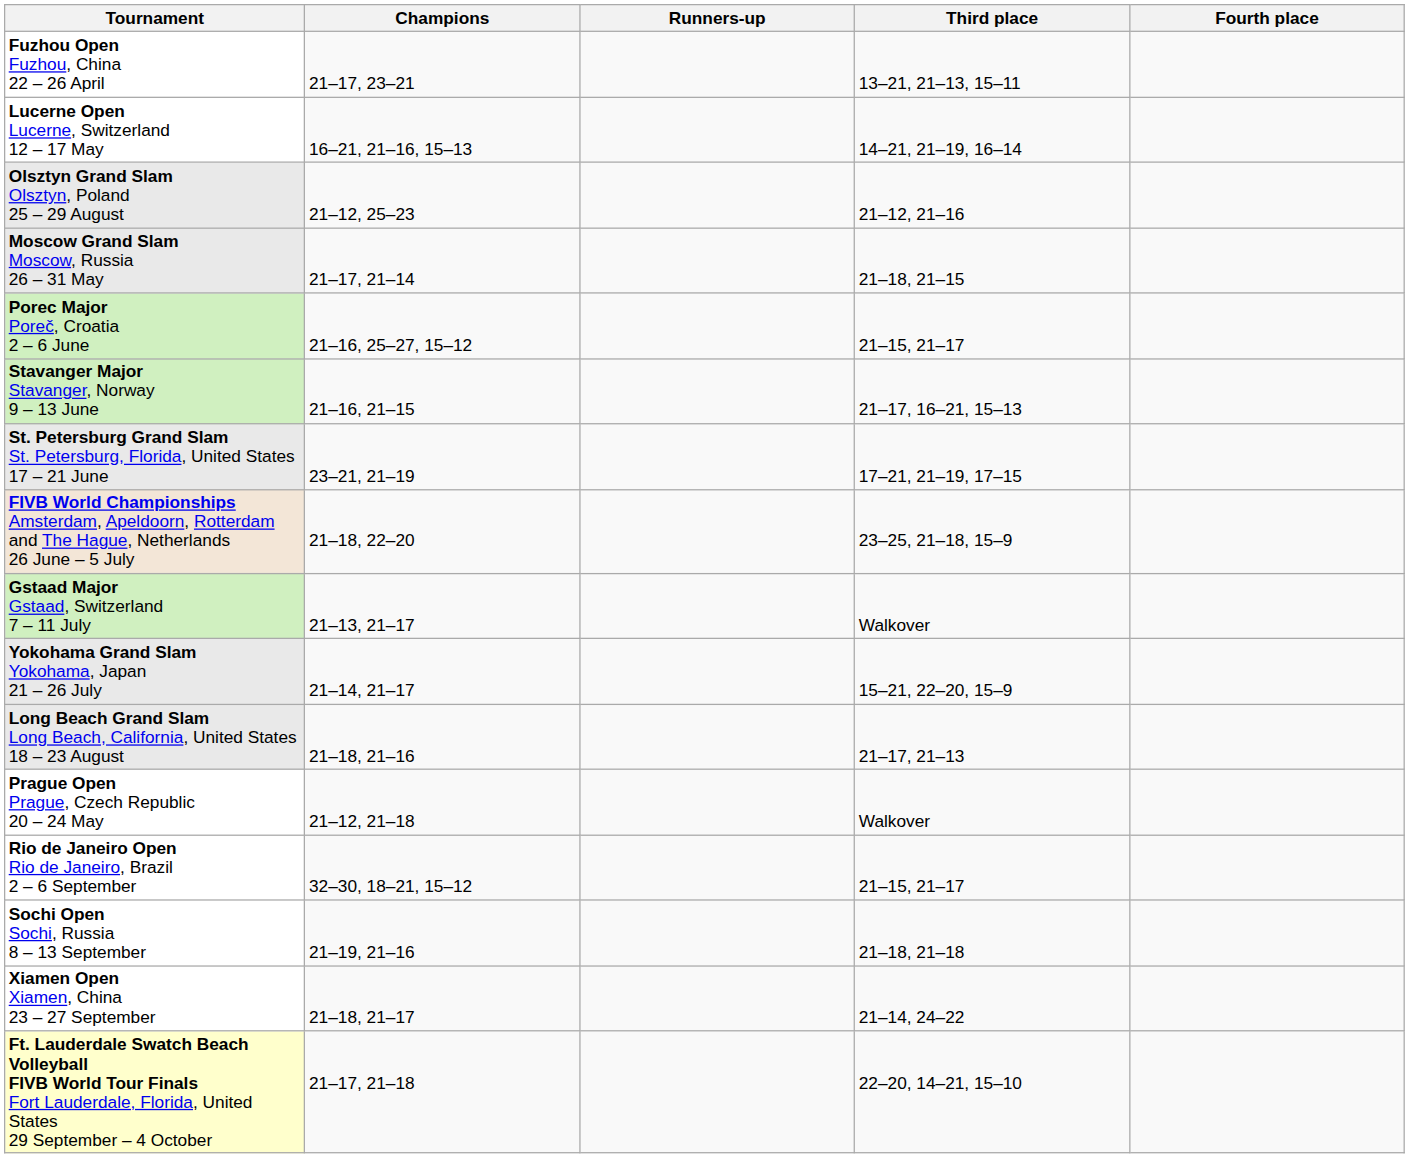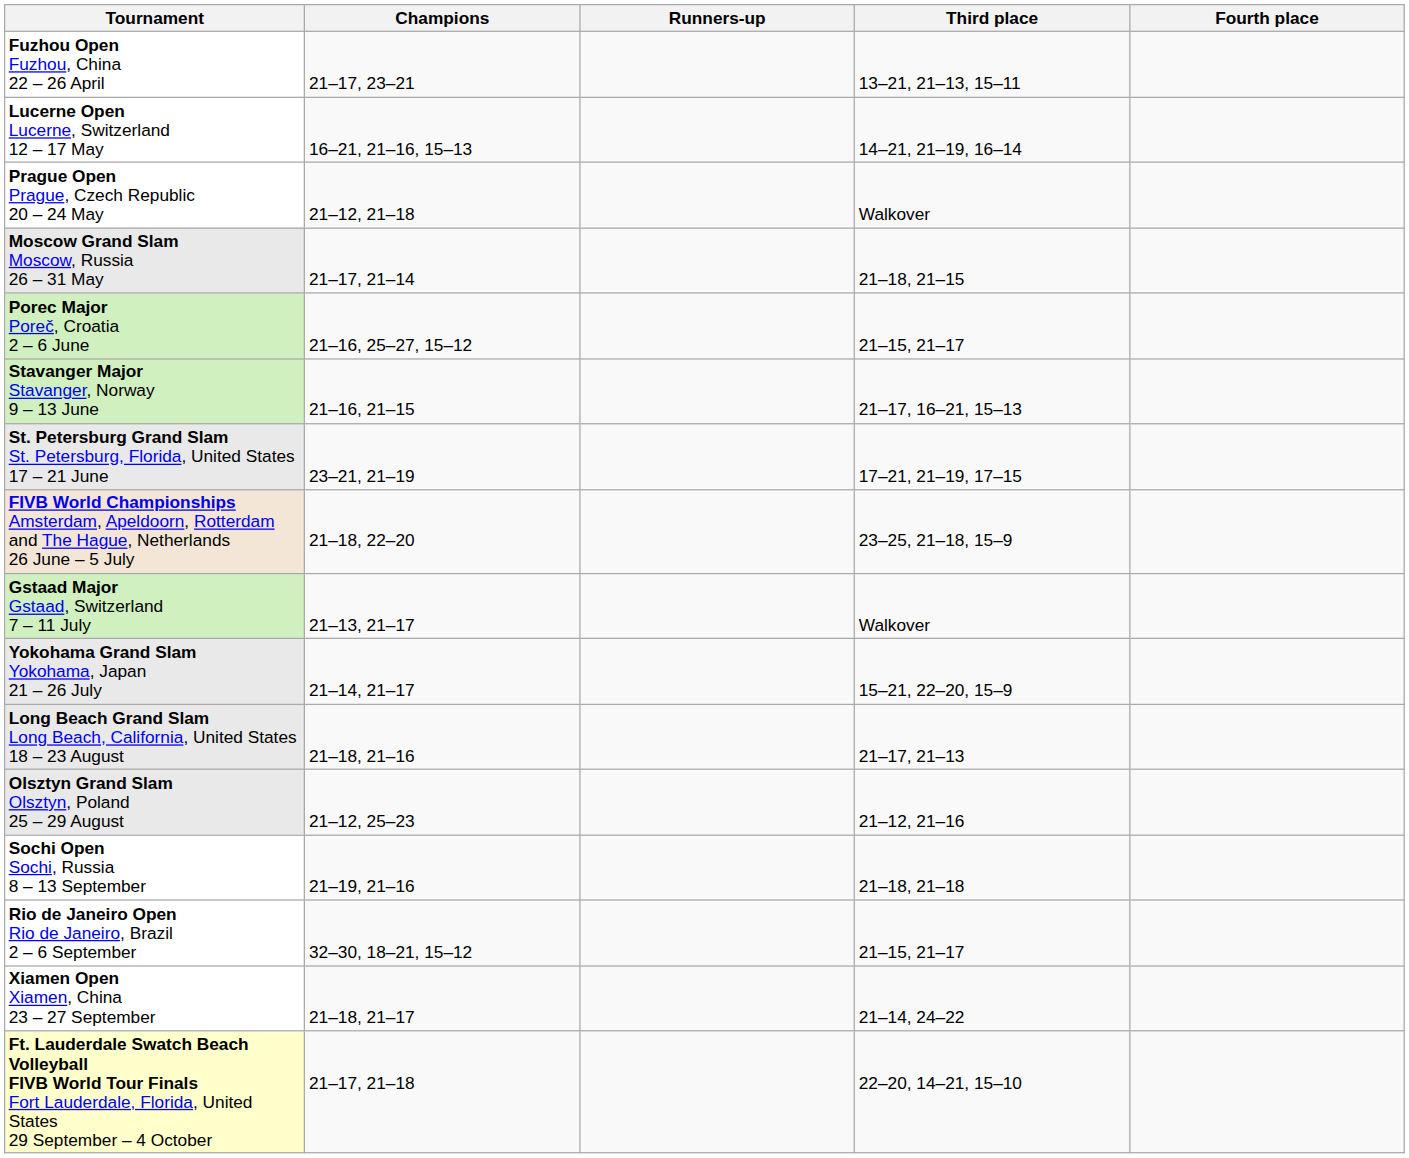rows swapped: (102, 802) <-> (91, 195)
rows swapped: (93, 867) <-> (77, 932)
